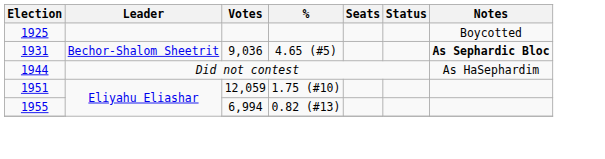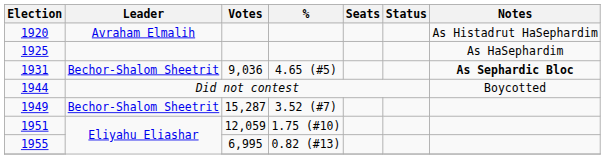+ row: (35, 32)
(491, 32) Boycotted -> (515, 51) As HaSephardim
(491, 70) As HaSephardim -> (515, 88) Boycotted
+ row: (35, 107)
(245, 107) 6,994 -> (245, 144) 6,995
